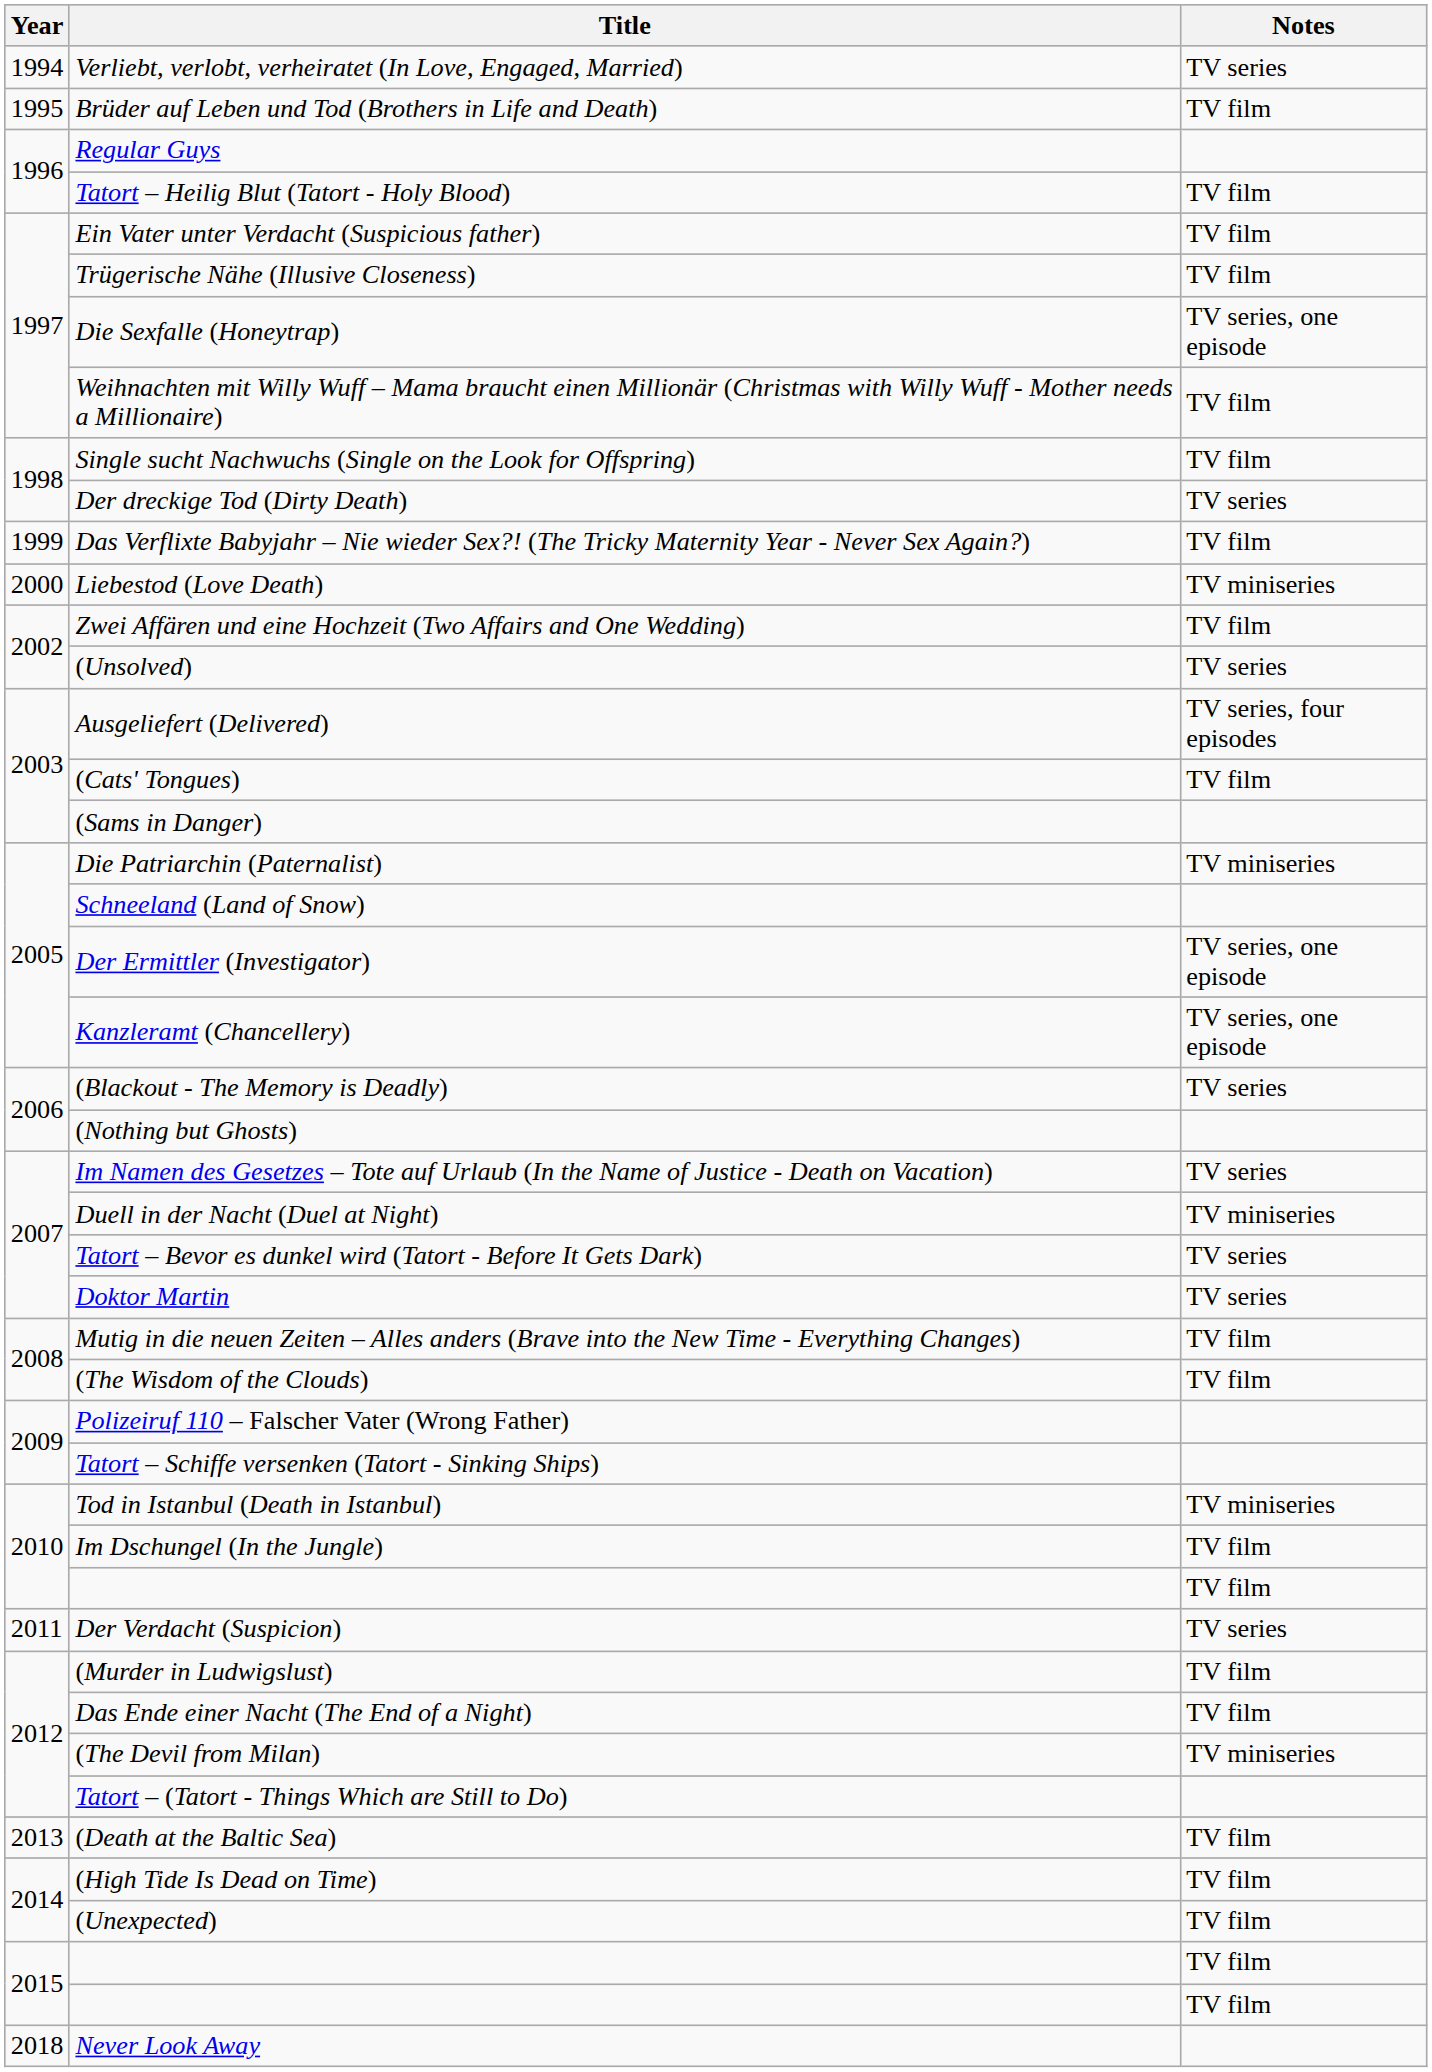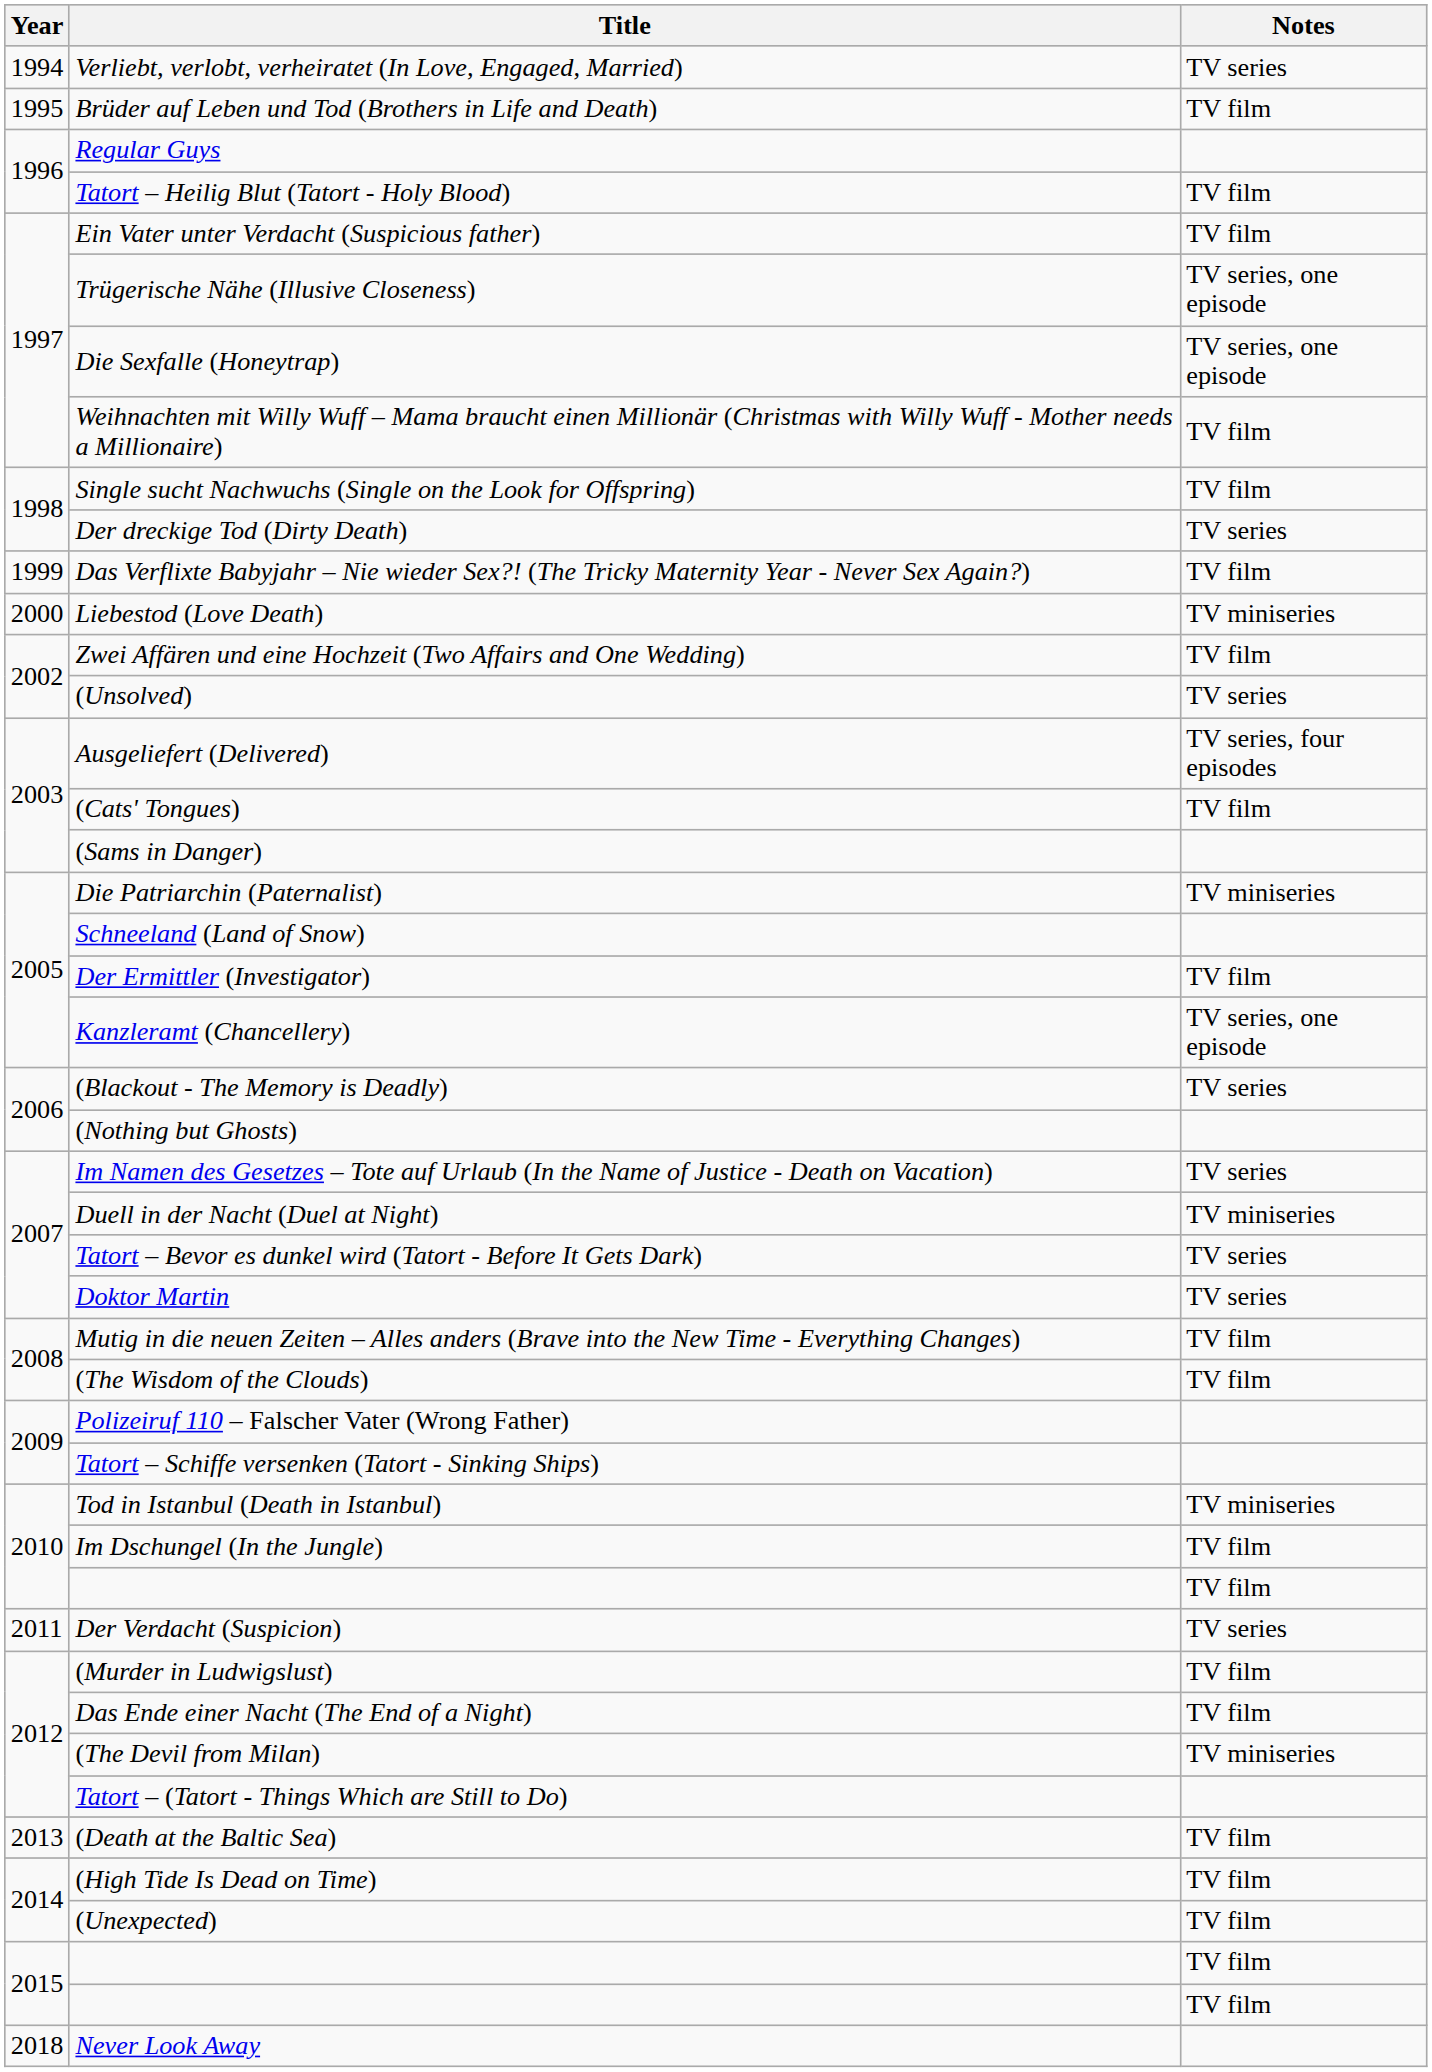(1229, 274) TV film -> (1262, 289) TV series, one episode
(1262, 960) TV series, one episode -> (1229, 975) TV film
